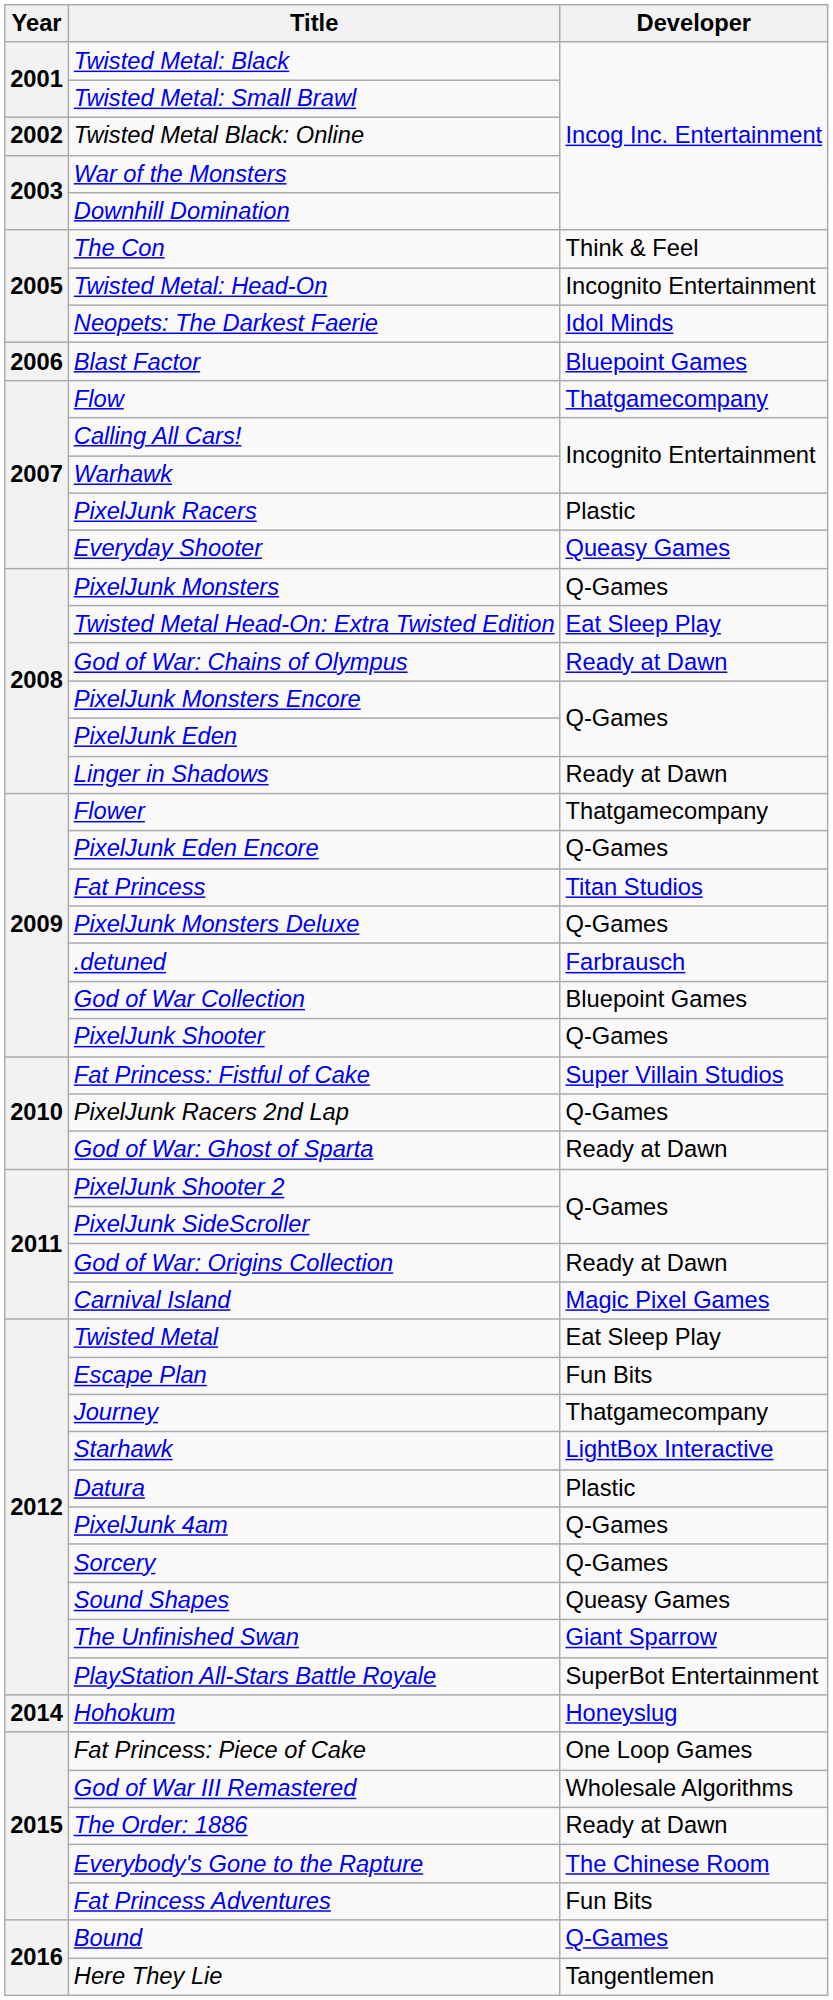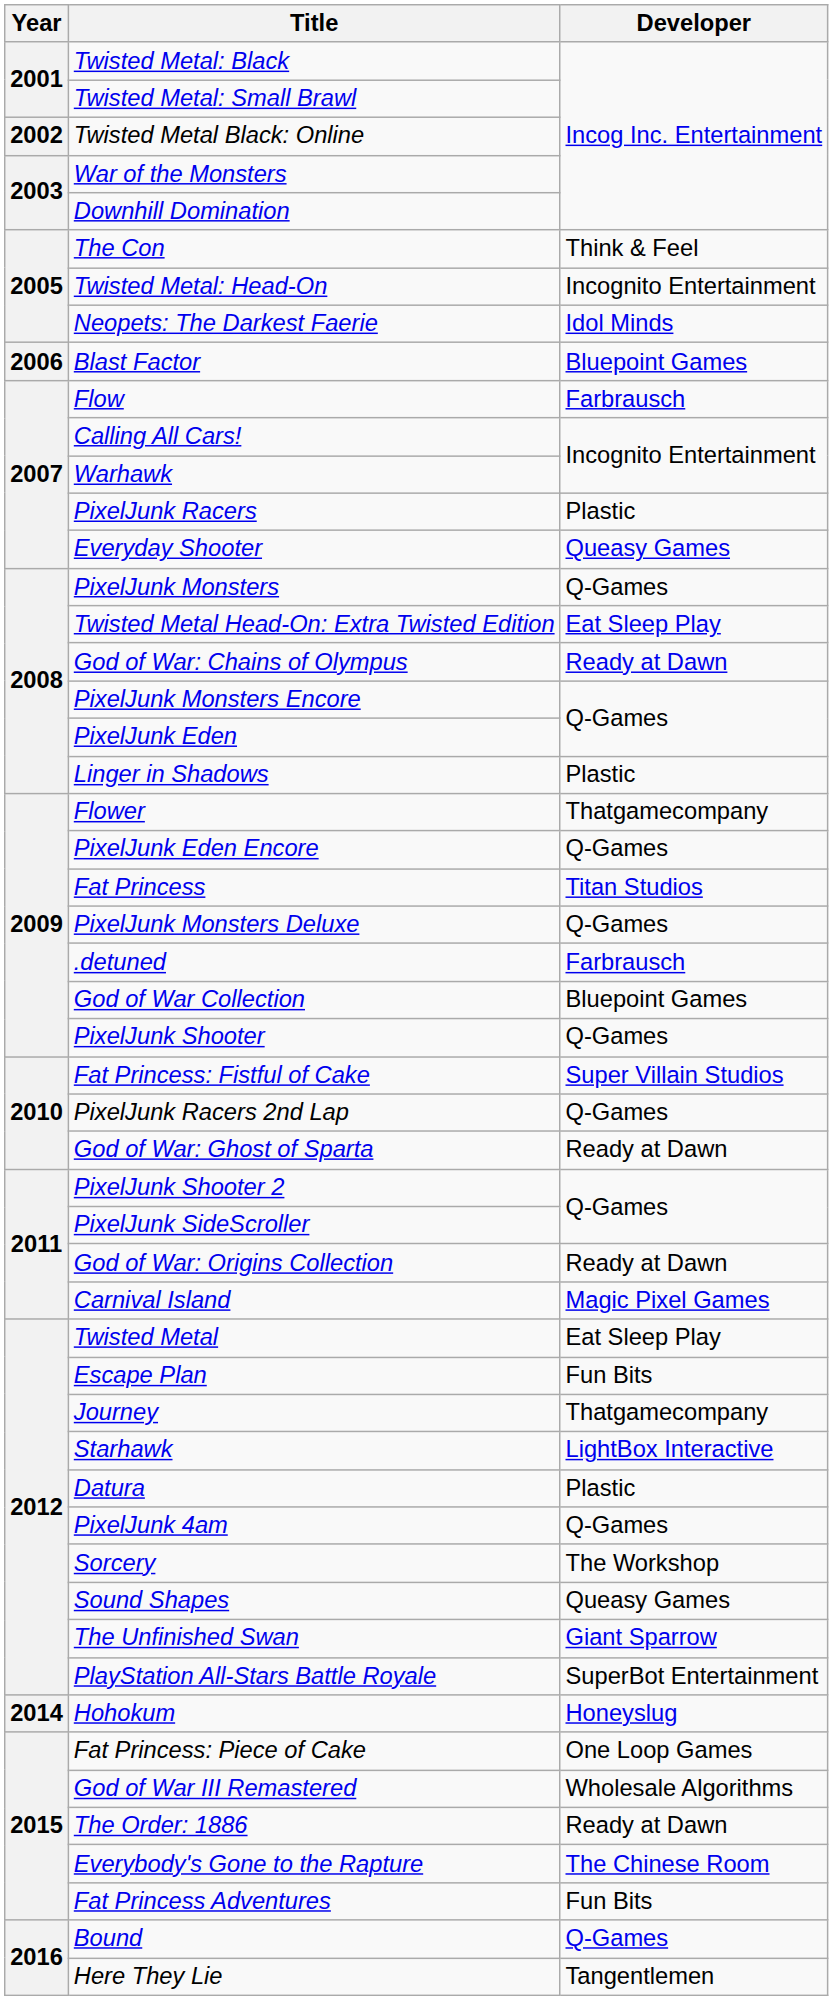(667, 398) Thatgamecompany -> (625, 398) Farbrausch
(646, 774) Ready at Dawn -> (600, 774) Plastic
(617, 1563) Q-Games -> (642, 1563) The Workshop
